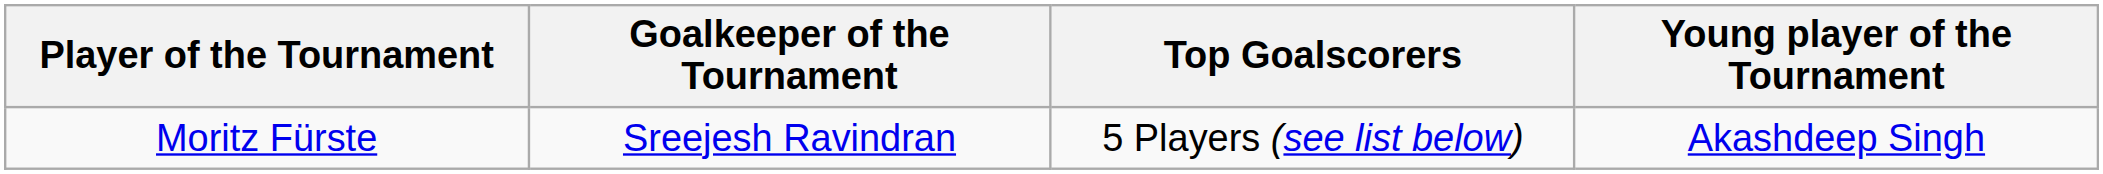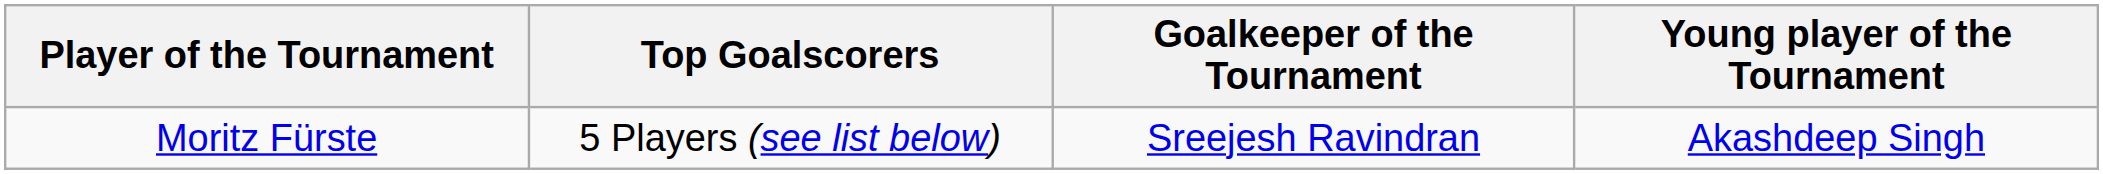columns swapped: (1313, 55) <-> (790, 55)
